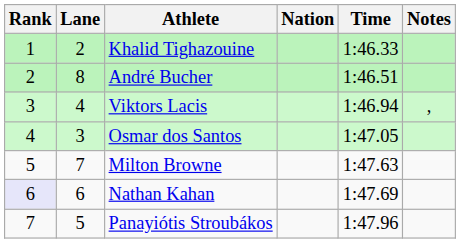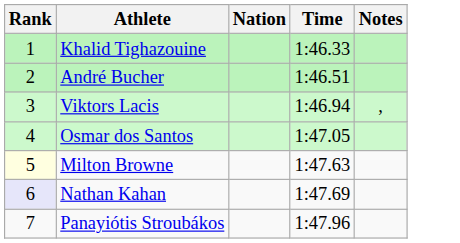- column: (80, 19)
(30, 164) no background -> (30, 164) lightyellow background
